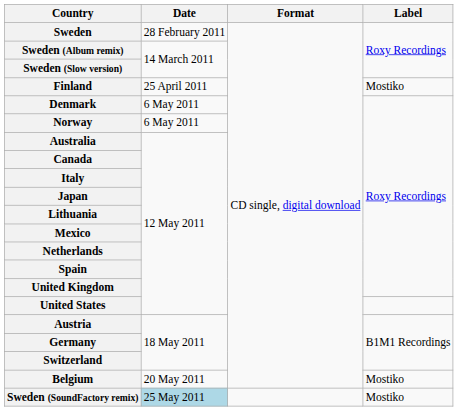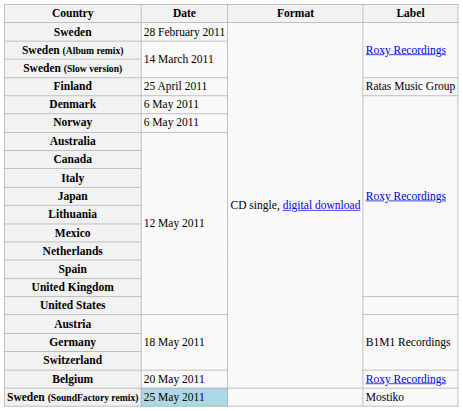(385, 86) Mostiko -> (411, 86) Ratas Music Group
(385, 379) Mostiko -> (406, 379) Roxy Recordings
